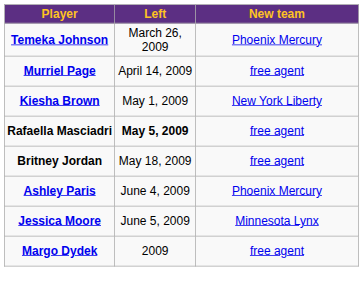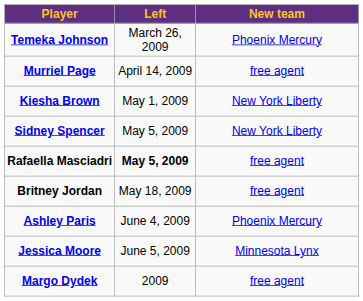+ row: (60, 131)
